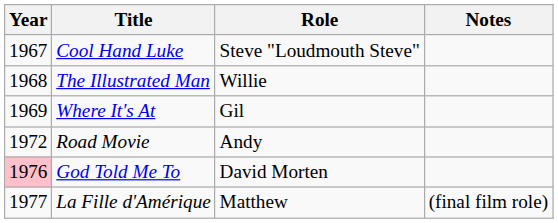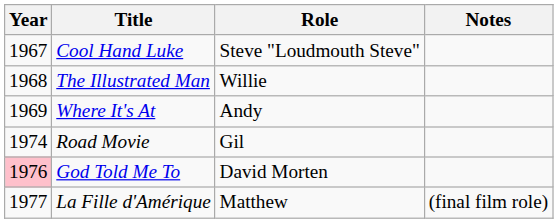(232, 111) Gil -> (241, 111) Andy
(28, 141) 1972 -> (28, 141) 1974
(241, 141) Andy -> (232, 141) Gil
